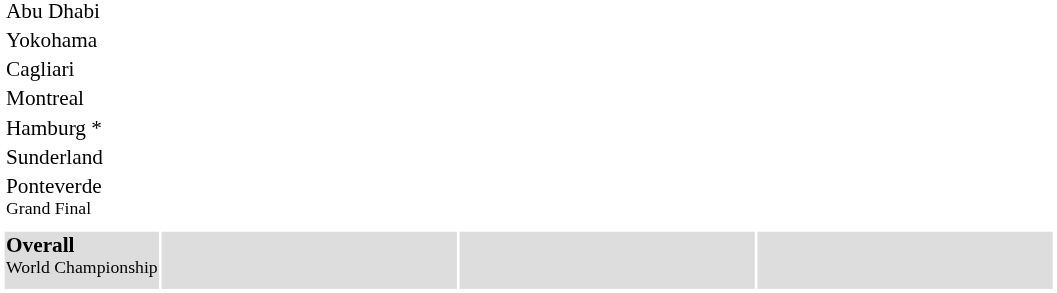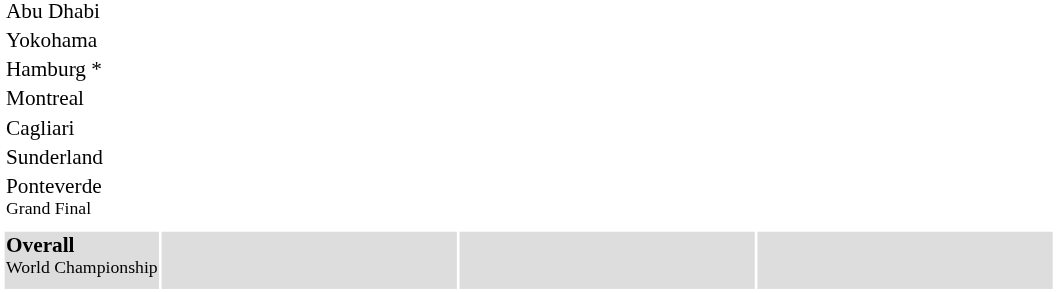rows swapped: (40, 69) <-> (54, 127)
